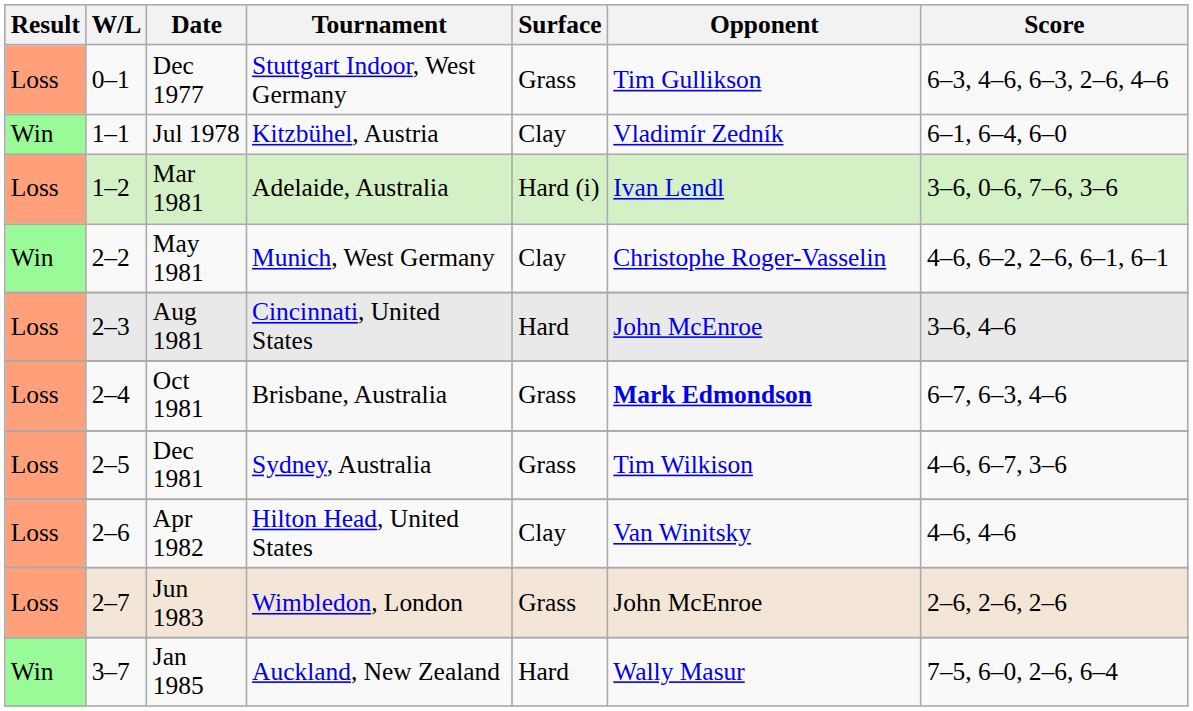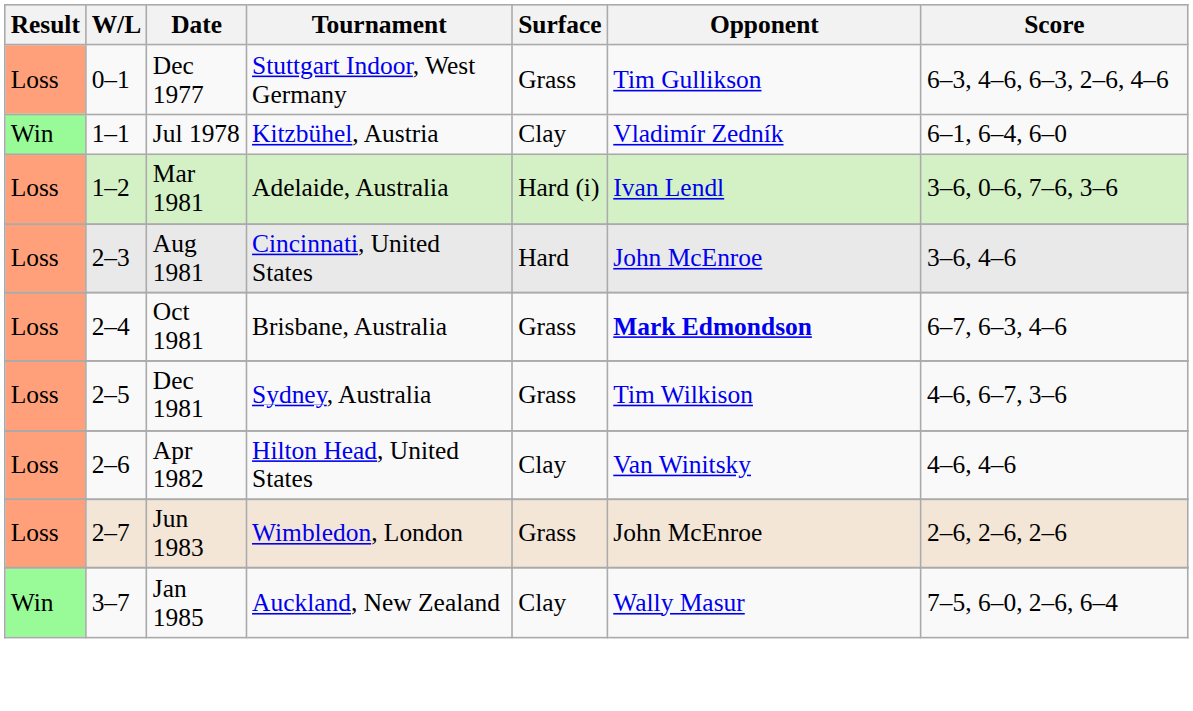- row: (178, 257)
(544, 671) Hard -> (542, 602) Clay
